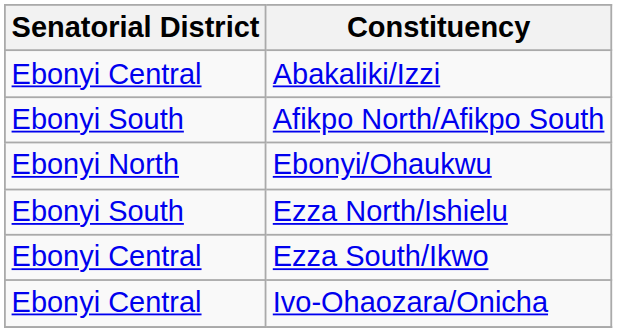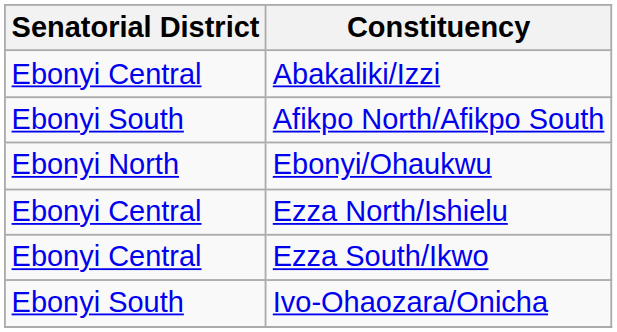(98, 211) Ebonyi South -> (107, 211) Ebonyi Central
(107, 303) Ebonyi Central -> (98, 303) Ebonyi South
